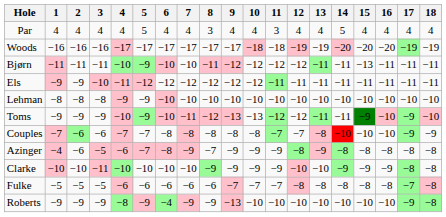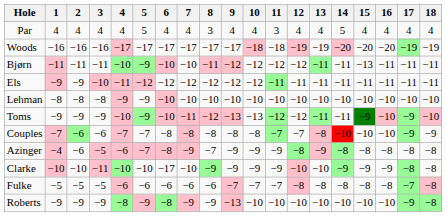(166, 168) −10 -> (166, 168) −17
(166, 202) −4 -> (166, 202) −8
